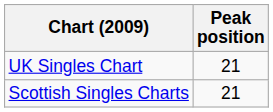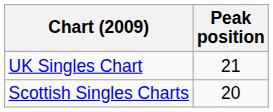(231, 93) 21 -> (231, 93) 20
